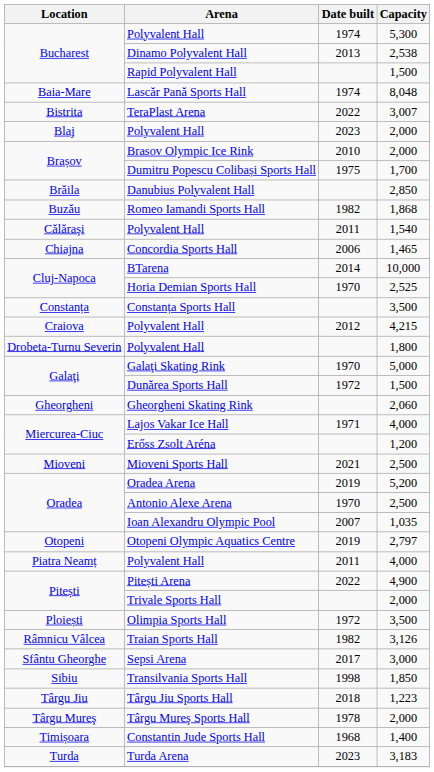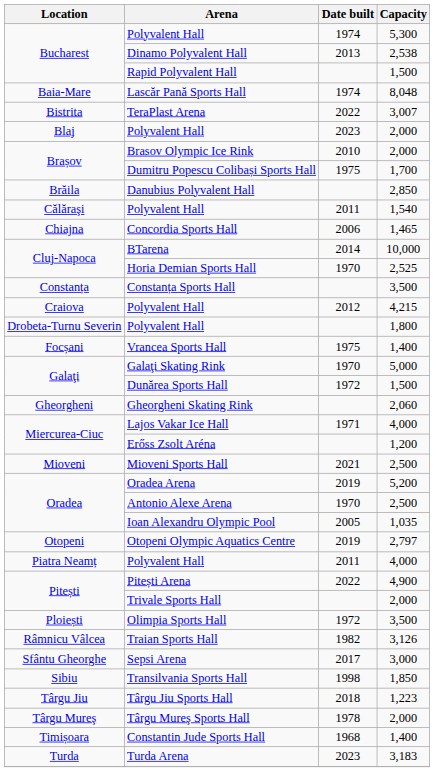- row: (64, 209)
+ row: (64, 346)
(348, 522) 2007 -> (348, 522) 2005
